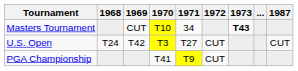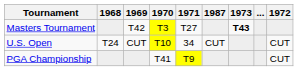columns swapped: (215, 12) <-> (280, 12)
(136, 28) CUT -> (136, 28) T42
(163, 28) T10 -> (163, 28) T3
(189, 28) 34 -> (189, 28) T27
(136, 43) T42 -> (136, 43) CUT
(163, 43) T3 -> (163, 43) T10
(189, 43) T27 -> (189, 43) 34
